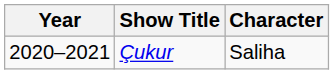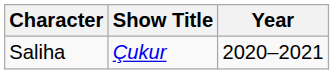columns swapped: (60, 20) <-> (276, 20)
